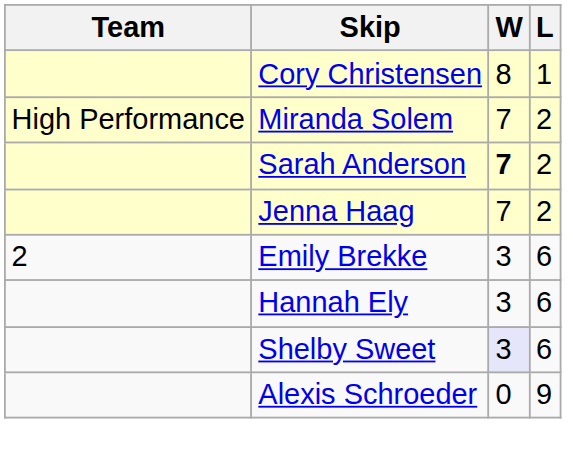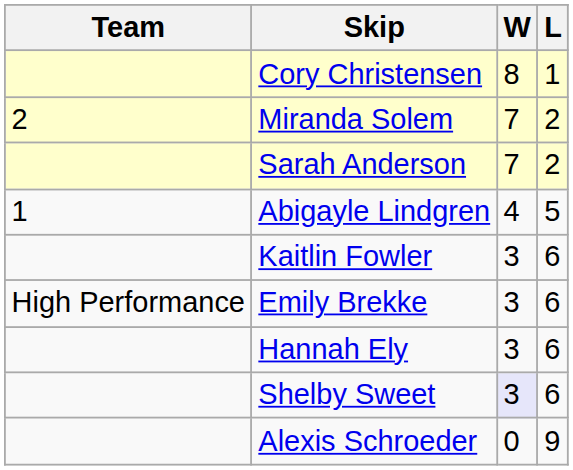(128, 119) High Performance -> (20, 119) 2
(503, 165) bold -> (512, 165) normal
- row: (336, 211)
+ row: (374, 211)
+ row: (345, 257)
(20, 257) 2 -> (128, 303) High Performance
